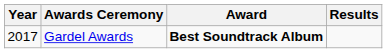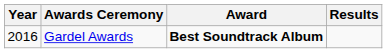(23, 36) 2017 -> (23, 36) 2016
